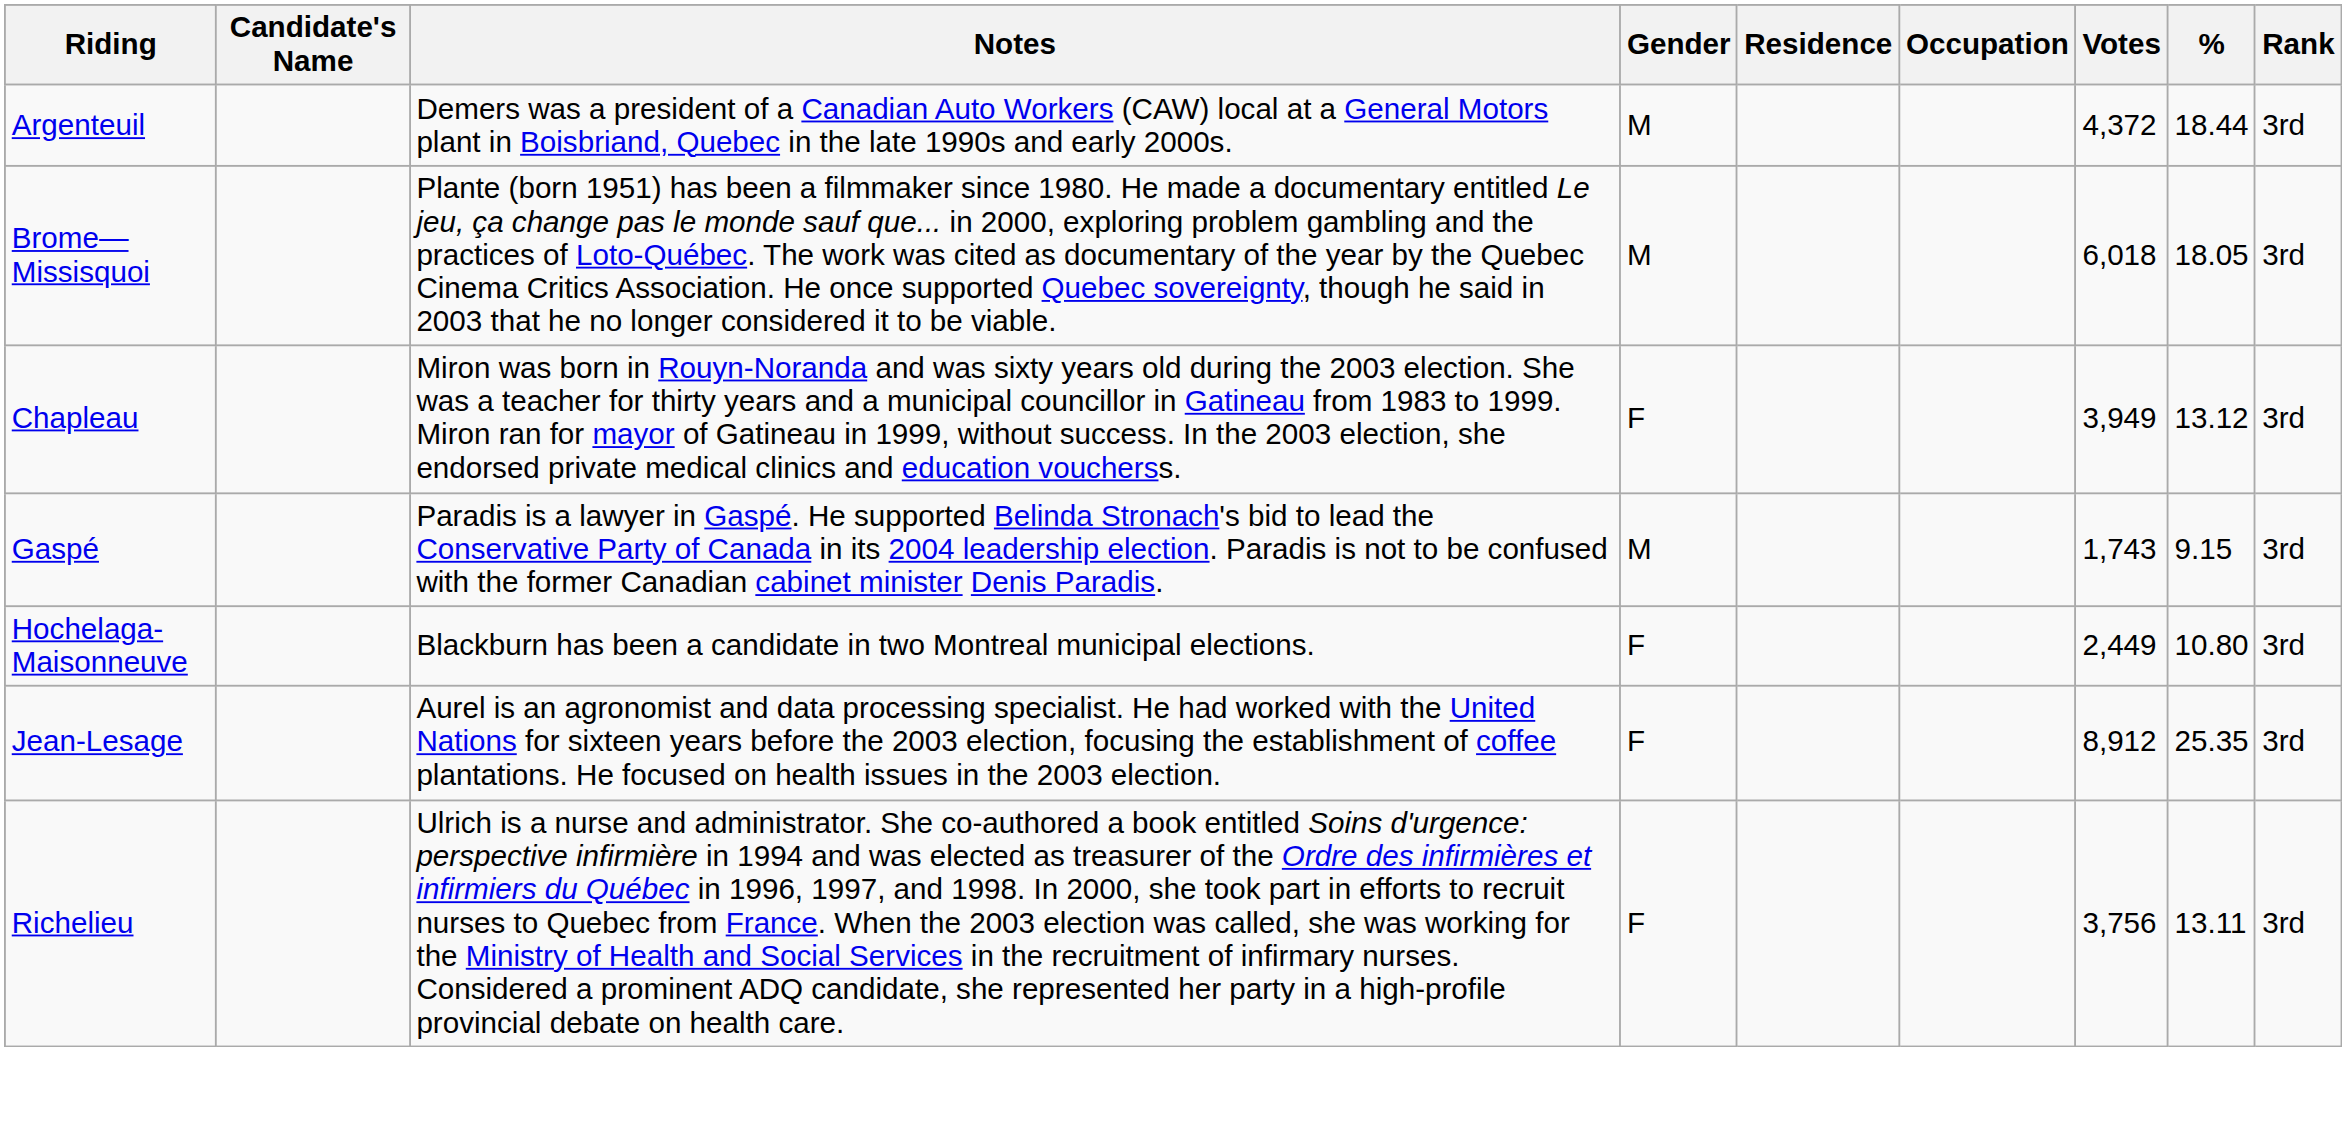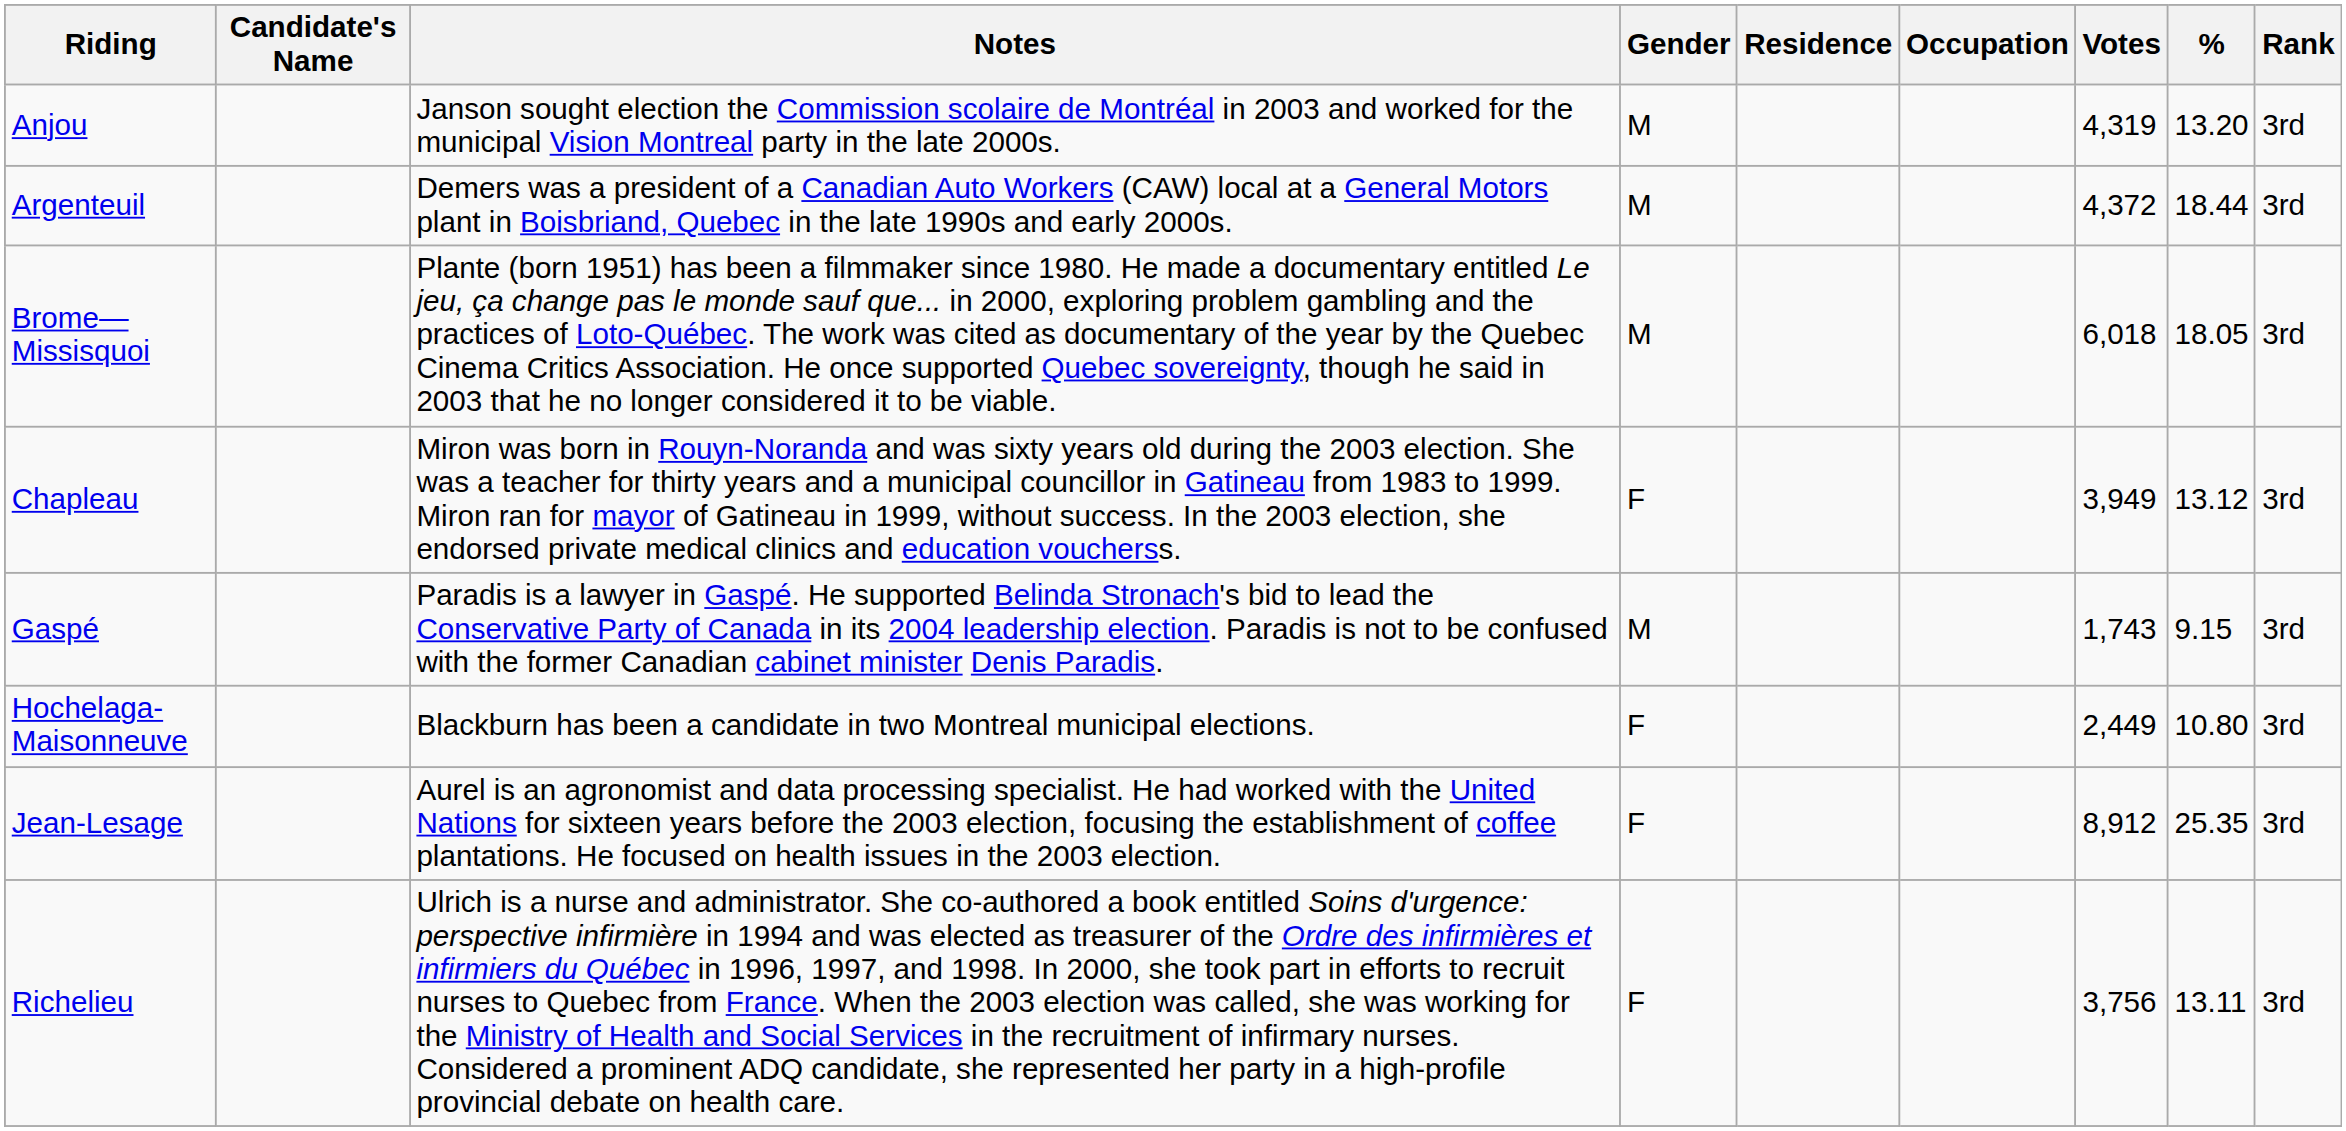+ row: (50, 124)
